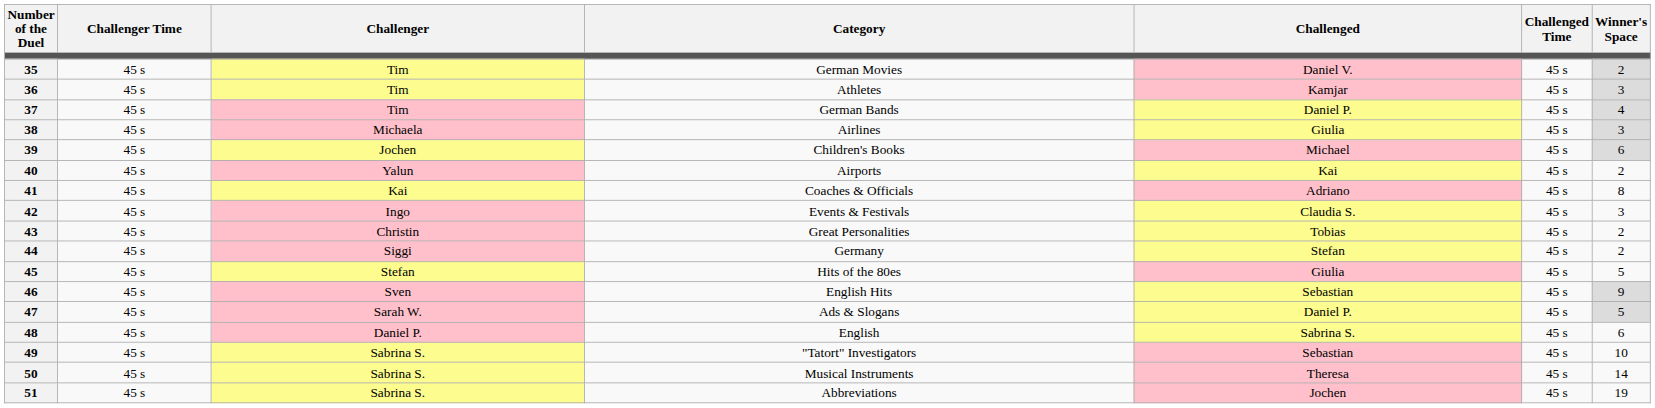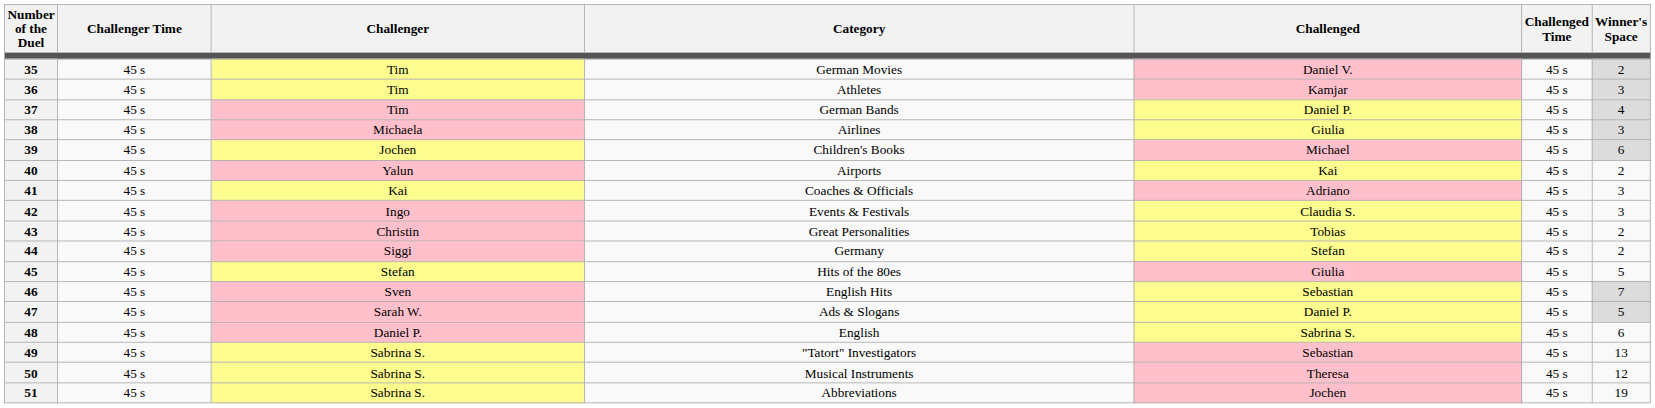(1621, 190) 8 -> (1621, 190) 3
(1621, 292) 9 -> (1621, 292) 7
(1621, 352) 10 -> (1621, 352) 13
(1621, 373) 14 -> (1621, 373) 12
